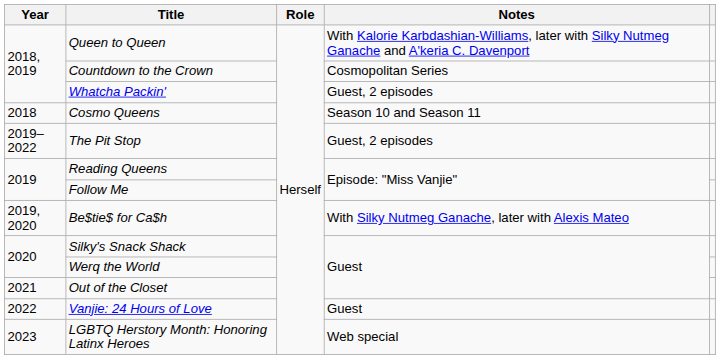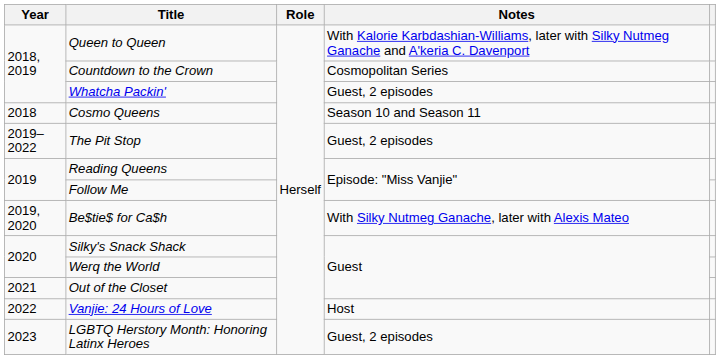(345, 308) Guest -> (341, 308) Host
(363, 337) Web special -> (380, 337) Guest, 2 episodes
